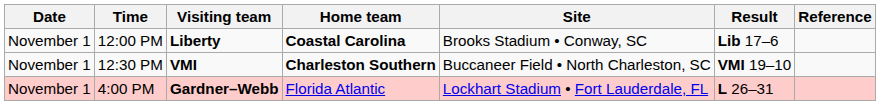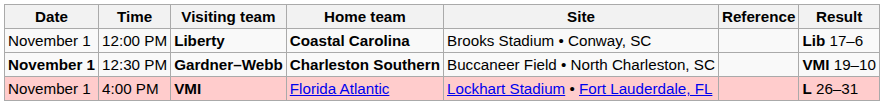columns swapped: (754, 17) <-> (835, 17)
(49, 65) normal -> (52, 65) bold
(183, 65) VMI -> (228, 65) Gardner–Webb
(224, 89) Gardner–Webb -> (188, 89) VMI
